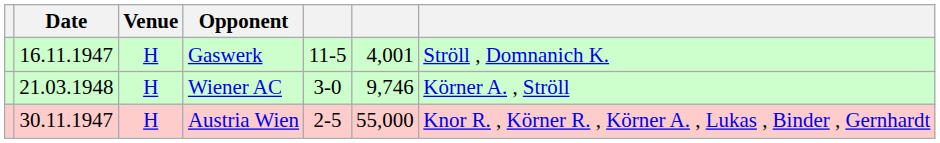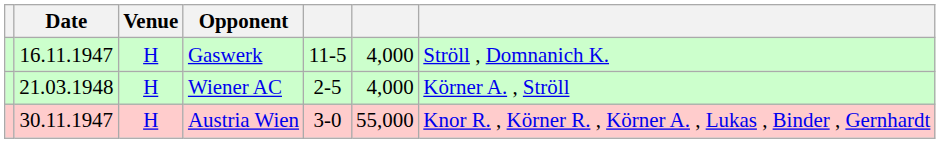(390, 54) 4,001 -> (390, 54) 4,000
(328, 87) 3-0 -> (328, 87) 2-5
(390, 87) 9,746 -> (390, 87) 4,000
(328, 120) 2-5 -> (328, 120) 3-0
